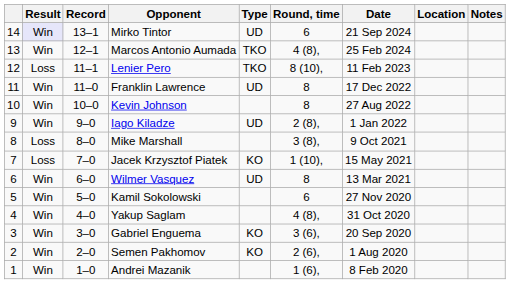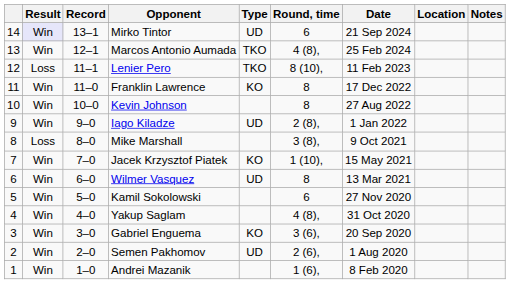(255, 87) UD -> (255, 87) KO
(43, 160) Loss -> (43, 160) Win
(255, 251) KO -> (255, 251) UD
